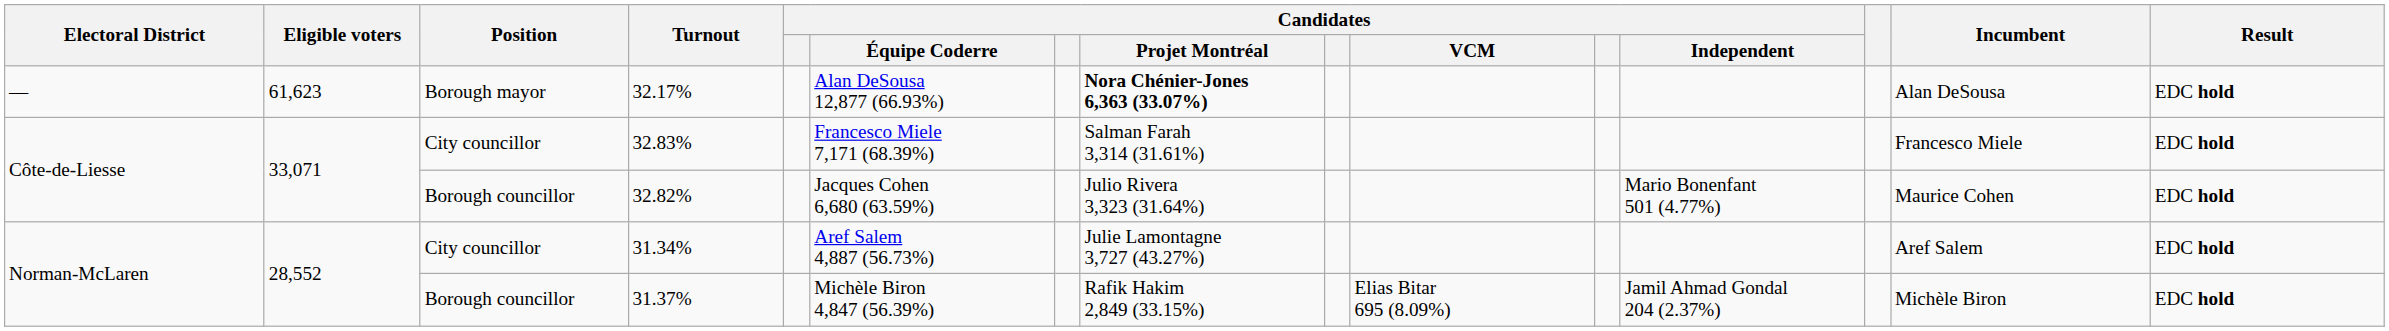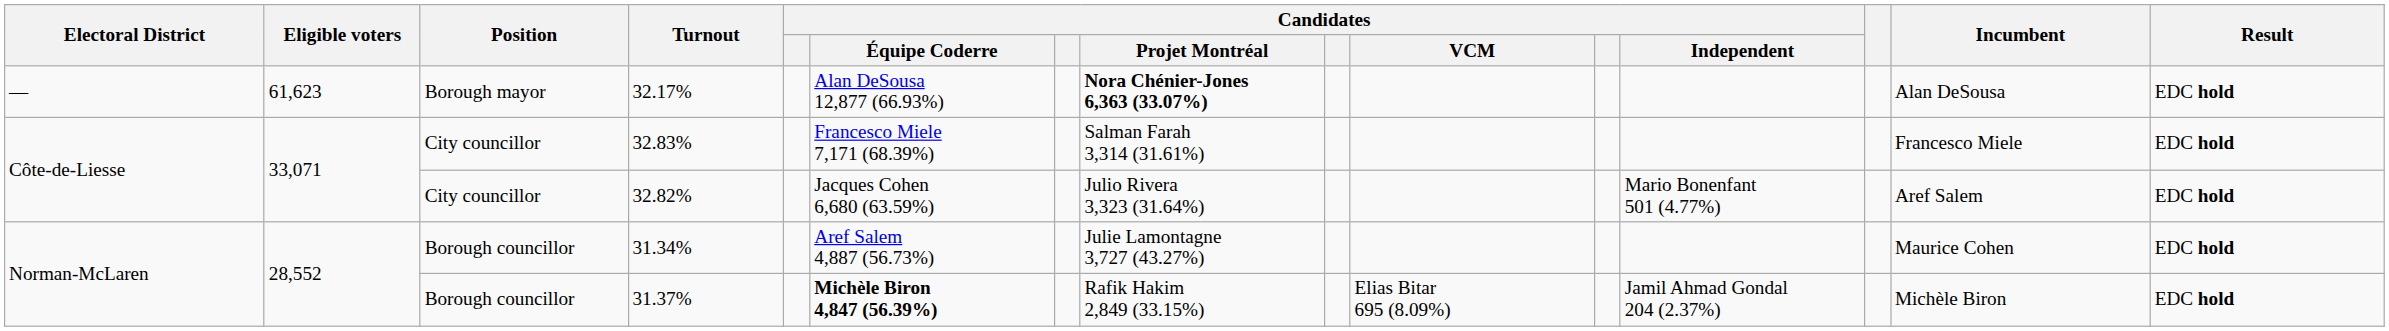(500, 195) Borough councillor -> (483, 195) City councillor
(1954, 195) Maurice Cohen -> (1939, 195) Aref Salem
(483, 247) City councillor -> (500, 247) Borough councillor
(1939, 247) Aref Salem -> (1954, 247) Maurice Cohen
(874, 299) normal -> (876, 299) bold
